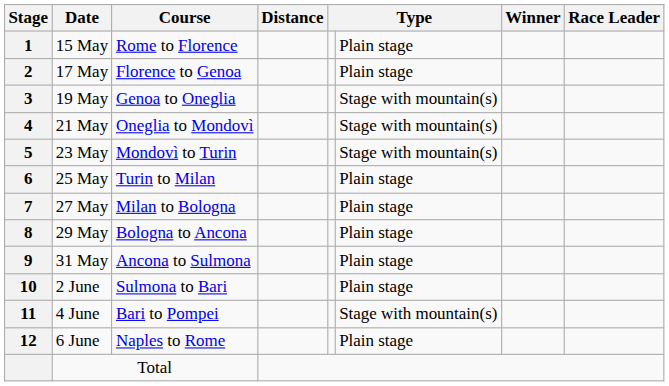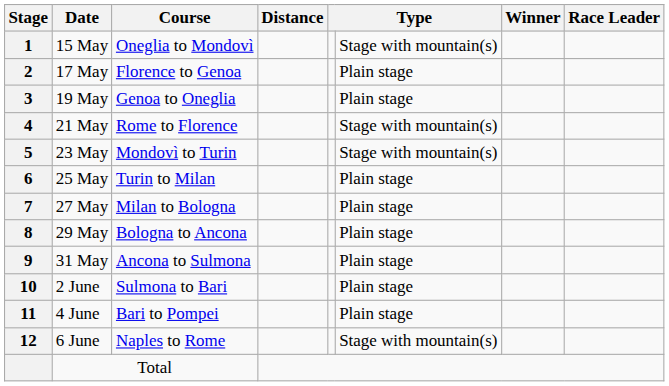(177, 44) Rome to Florence -> (185, 44) Oneglia to Mondovì
(376, 44) Plain stage -> (418, 44) Stage with mountain(s)
(418, 98) Stage with mountain(s) -> (376, 98) Plain stage
(185, 125) Oneglia to Mondovì -> (177, 125) Rome to Florence
(418, 313) Stage with mountain(s) -> (376, 313) Plain stage
(376, 340) Plain stage -> (418, 340) Stage with mountain(s)
